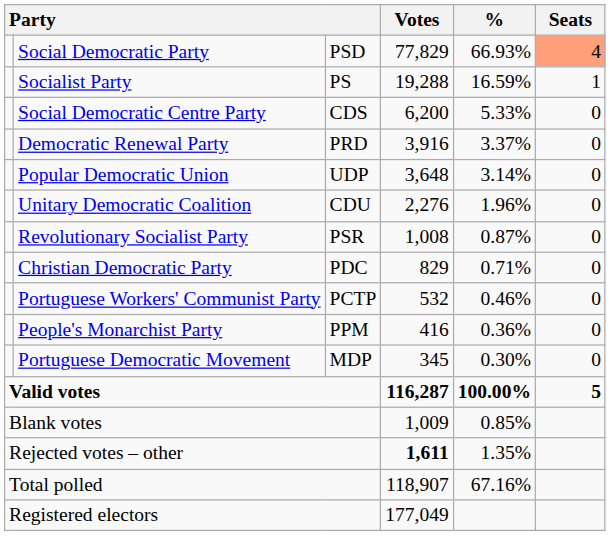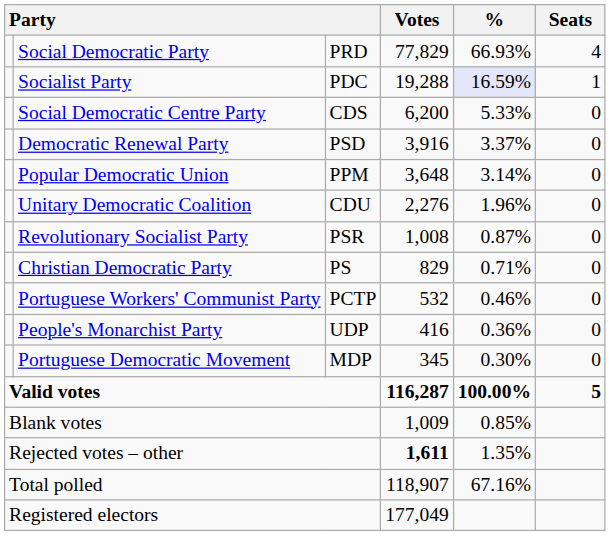(348, 50) PSD -> (349, 50) PRD
(596, 50) lightsalmon background -> (596, 50) no background
(340, 81) PS -> (349, 81) PDC
(501, 81) no background -> (501, 81) lavender background
(349, 143) PRD -> (348, 143) PSD
(349, 174) UDP -> (349, 174) PPM
(349, 267) PDC -> (340, 267) PS
(349, 329) PPM -> (349, 329) UDP
